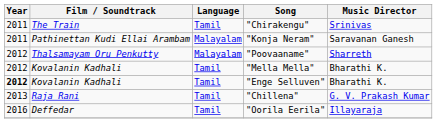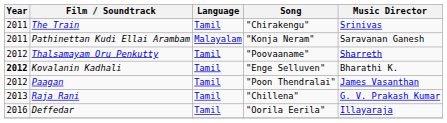(218, 54) Malayalam -> (207, 54) Tamil
- row: (280, 68)
+ row: (291, 83)
